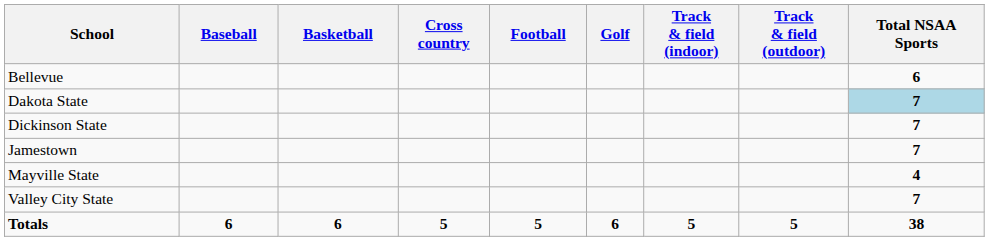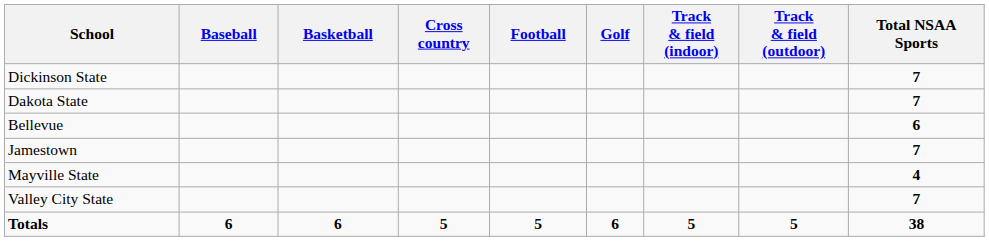rows swapped: (36, 76) <-> (57, 125)
(916, 100) lightblue background -> (916, 100) no background
